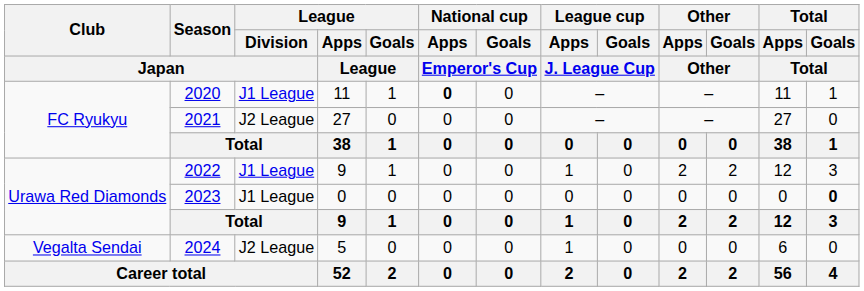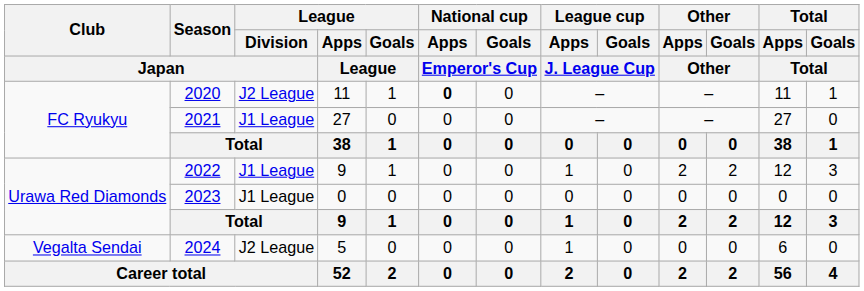(276, 94) J1 League -> (276, 94) J2 League
(276, 119) J2 League -> (276, 119) J1 League
(833, 196) bold -> (833, 196) normal
